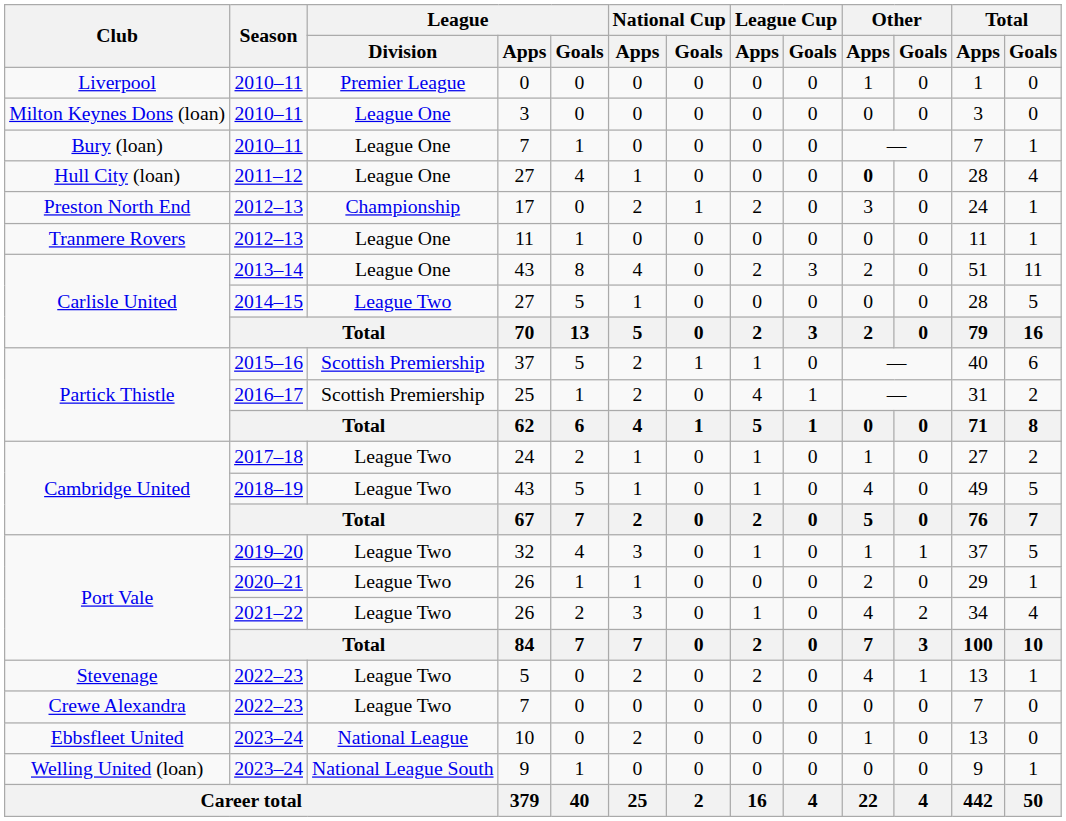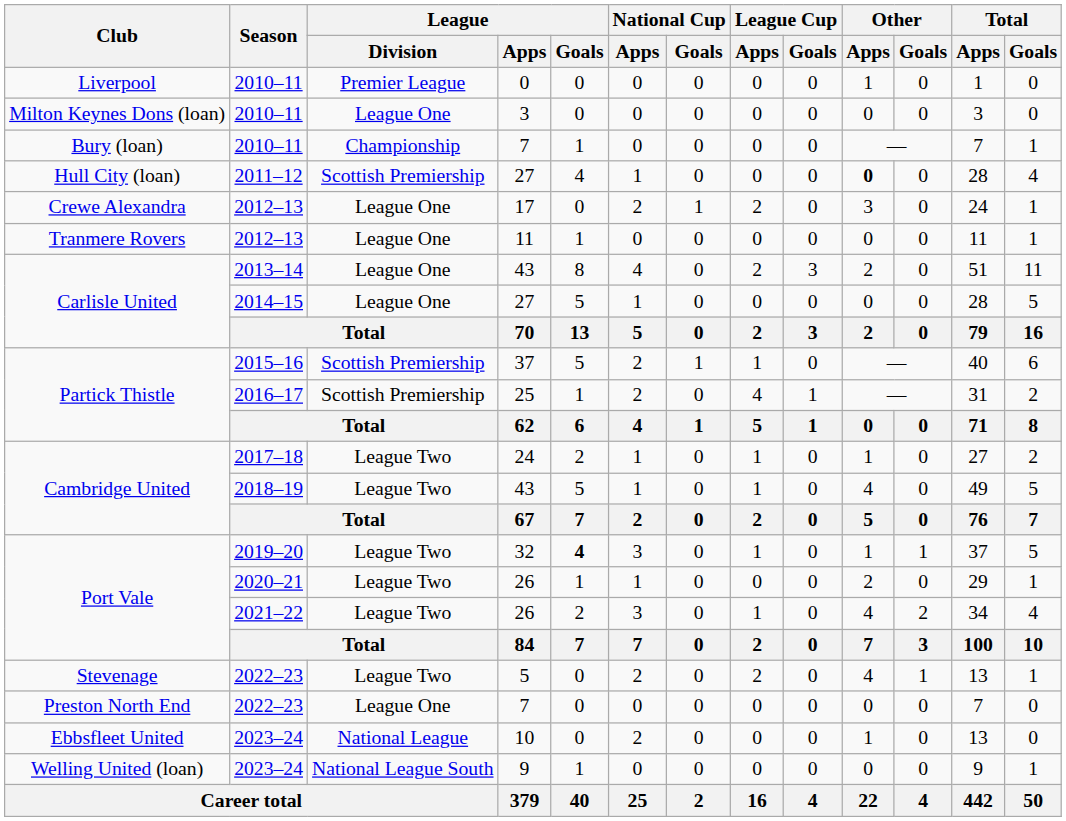(403, 144) League One -> (403, 144) Championship
(403, 176) League One -> (403, 176) Scottish Premiership
(117, 207) Preston North End -> (117, 207) Crewe Alexandra
(403, 207) Championship -> (403, 207) League One
(403, 301) League Two -> (403, 301) League One
(579, 550) normal -> (579, 550) bold
(117, 706) Crewe Alexandra -> (117, 706) Preston North End
(403, 706) League Two -> (403, 706) League One
